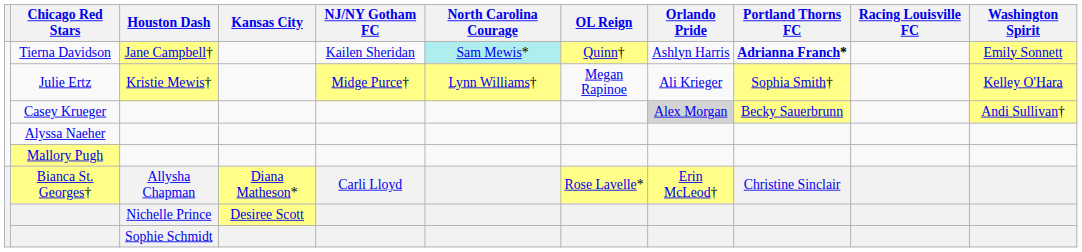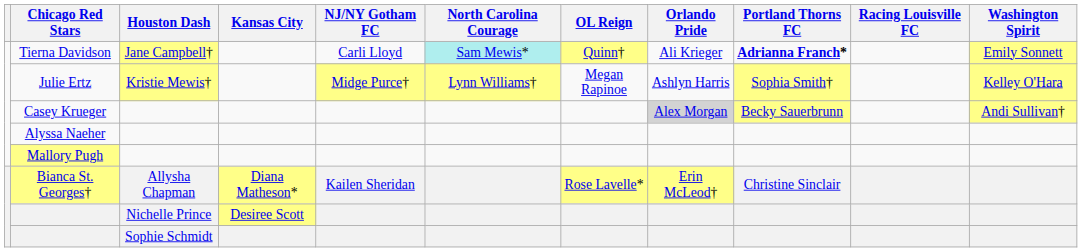(370, 52) Kailen Sheridan -> (370, 52) Carli Lloyd
(691, 52) Ashlyn Harris -> (691, 52) Ali Krieger
(691, 82) Ali Krieger -> (691, 82) Ashlyn Harris
(370, 185) Carli Lloyd -> (370, 185) Kailen Sheridan
